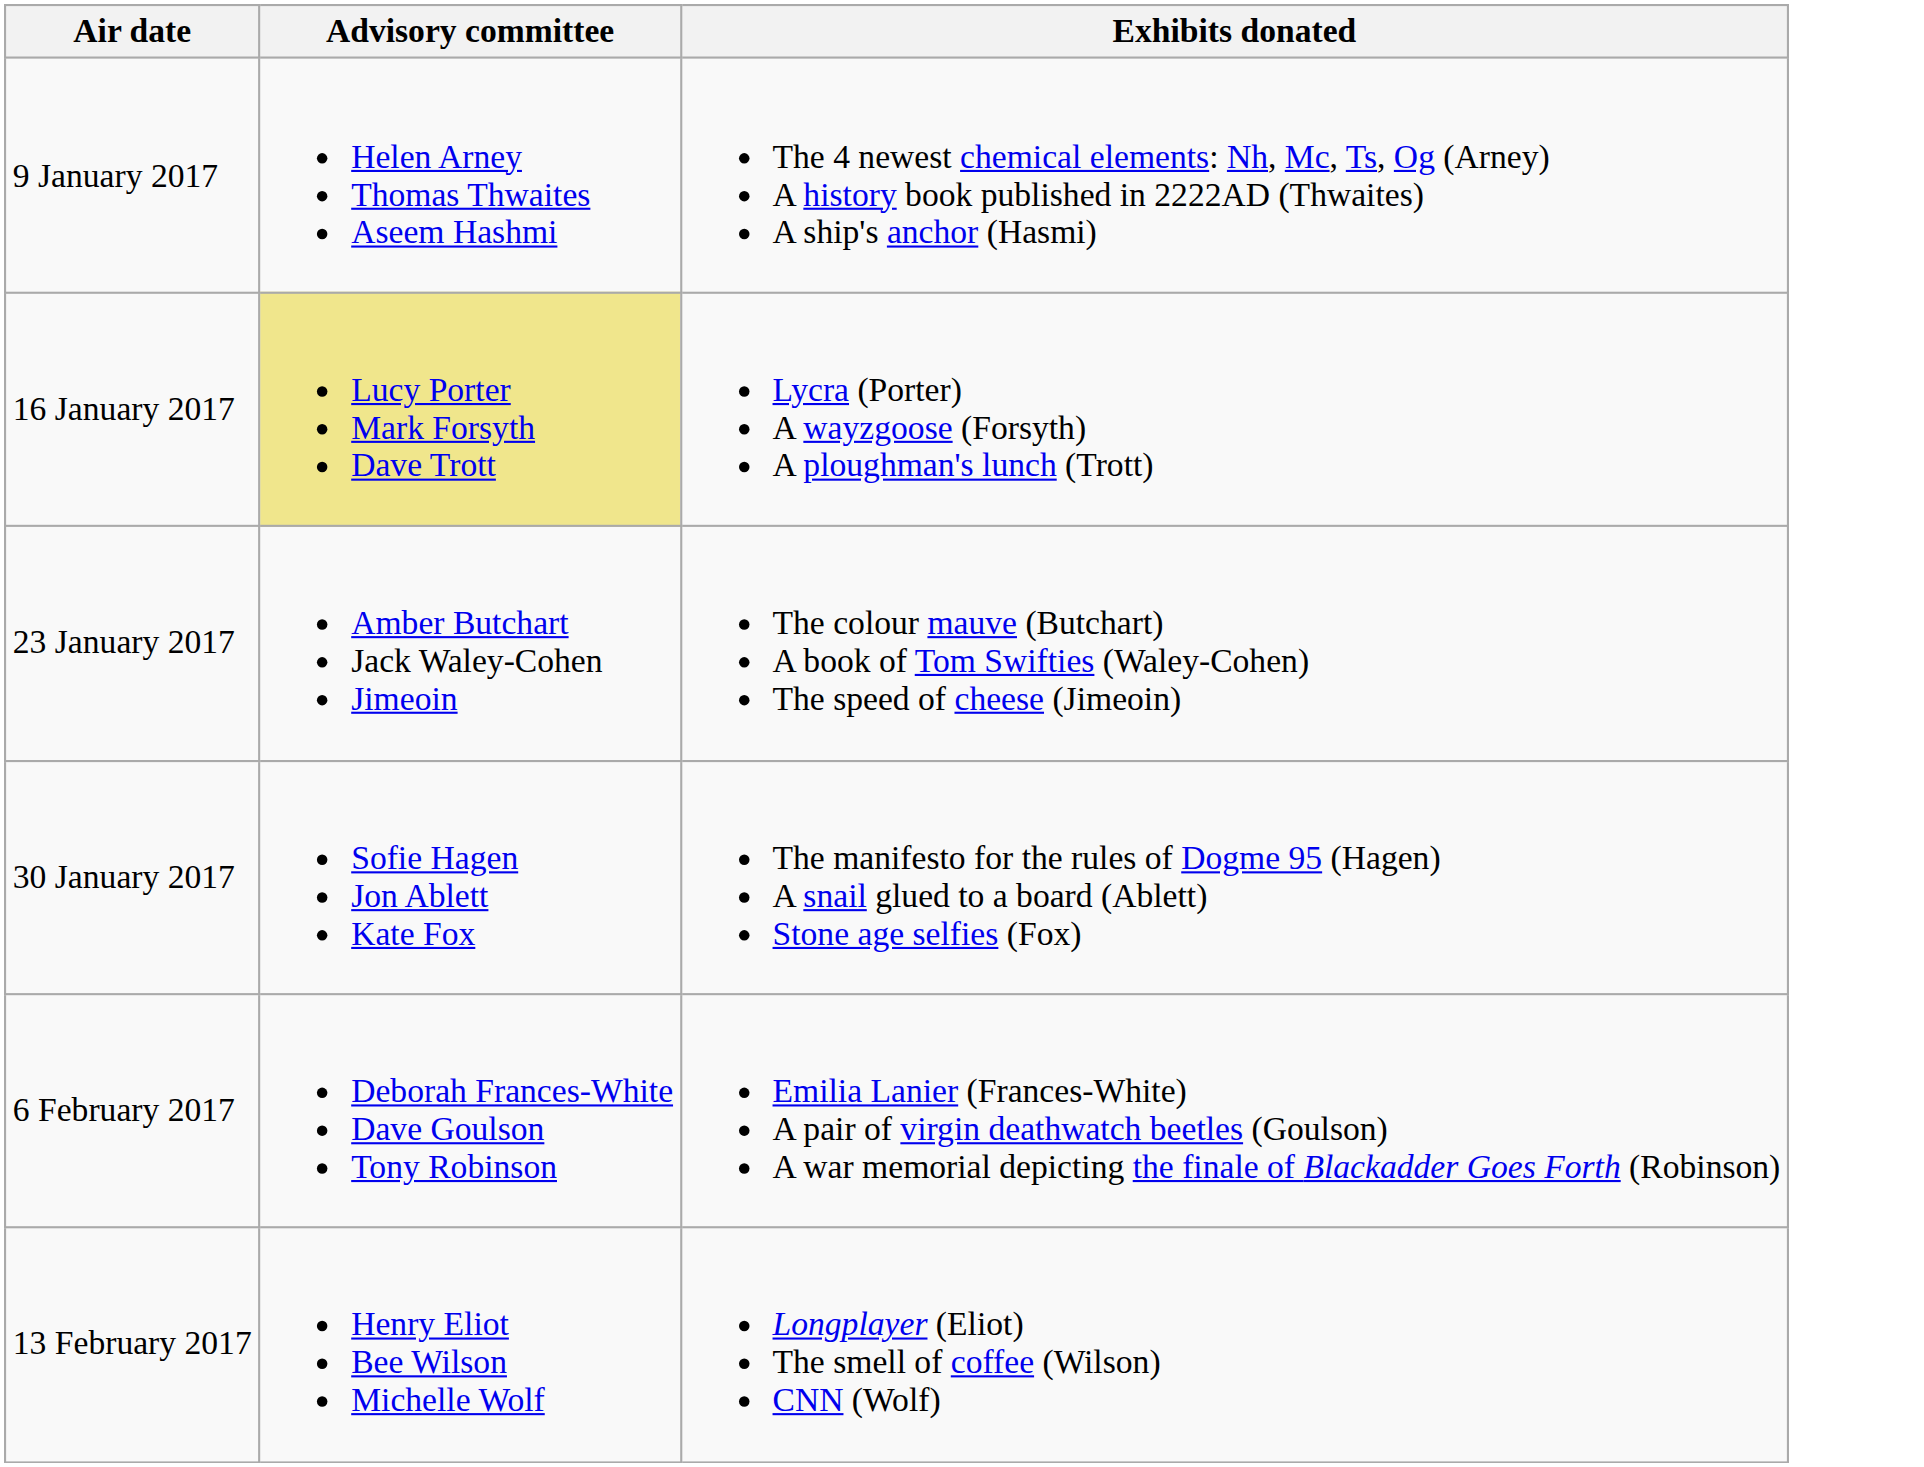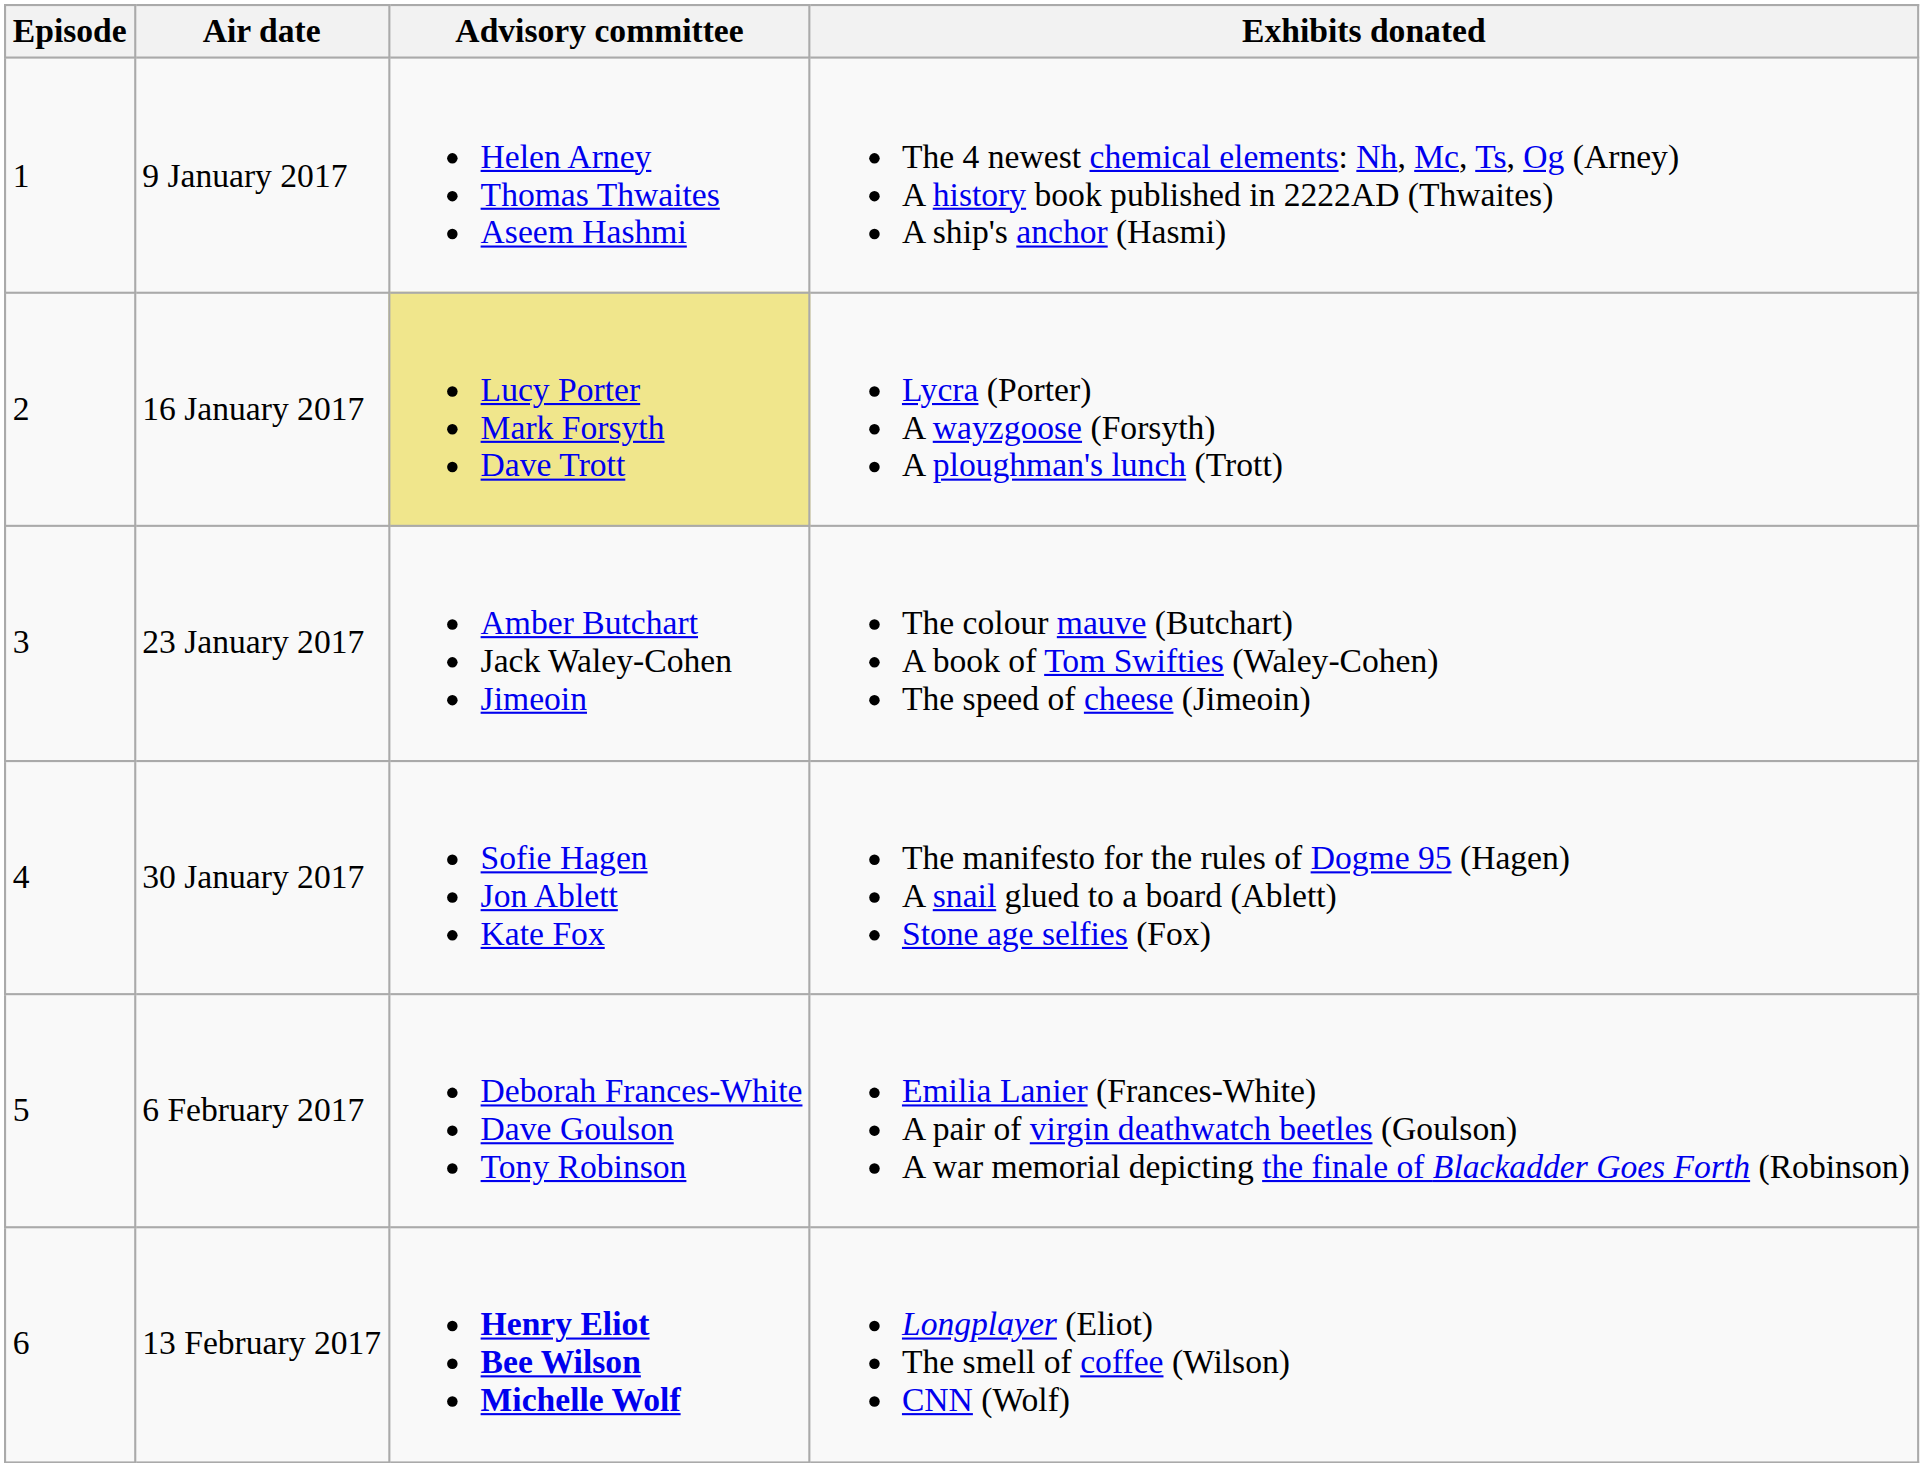+ column: (70, 31)
(470, 1364) normal -> (600, 1364) bold
